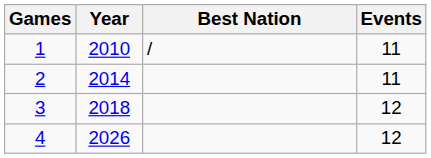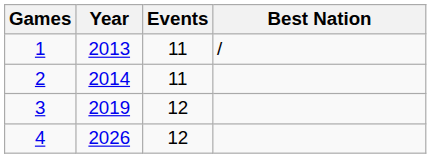columns swapped: (391, 19) <-> (249, 19)
(109, 49) 2010 -> (109, 49) 2013
(109, 108) 2018 -> (109, 108) 2019
